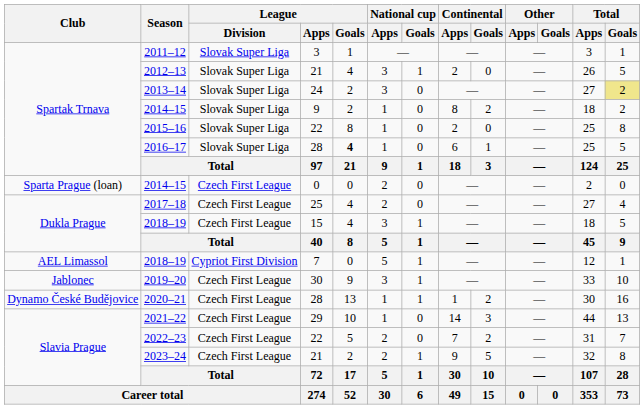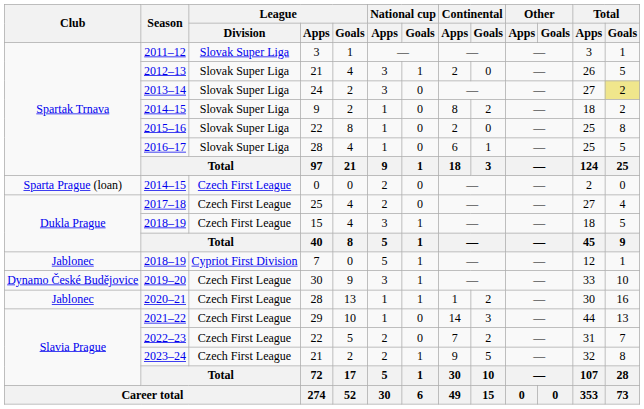(350, 147) bold -> (350, 147) normal
(73, 261) AEL Limassol -> (73, 261) Jablonec
(73, 280) Jablonec -> (73, 280) Dynamo České Budějovice
(73, 299) Dynamo České Budějovice -> (73, 299) Jablonec
